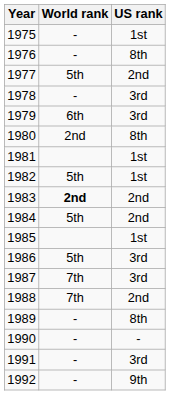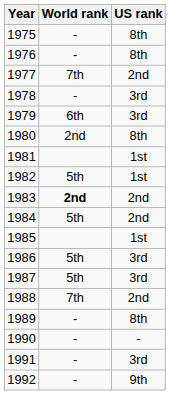(138, 34) 1st -> (138, 34) 8th
(75, 75) 5th -> (75, 75) 7th
(75, 278) 7th -> (75, 278) 5th
